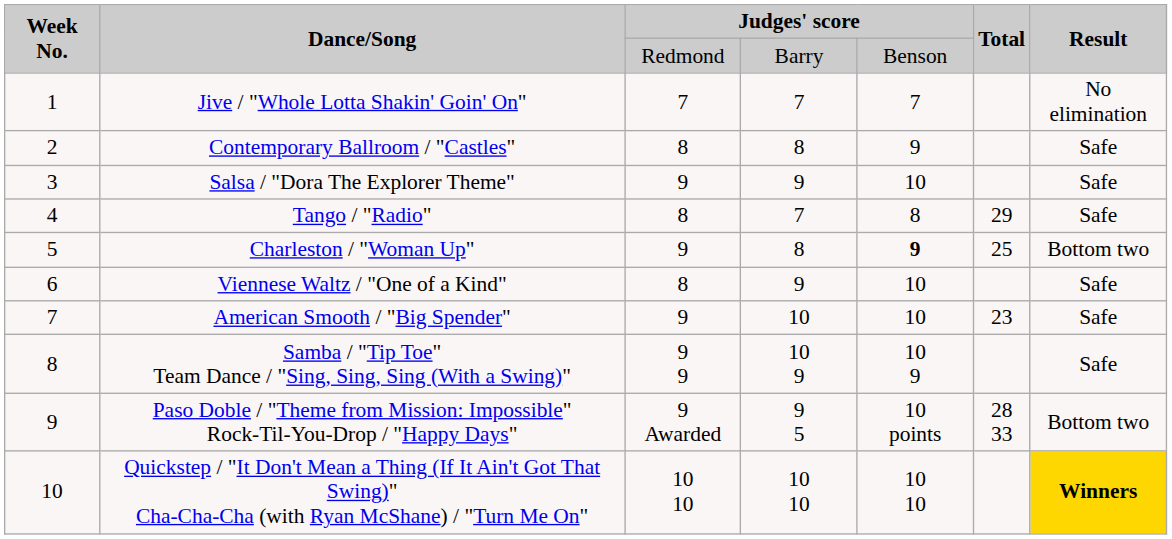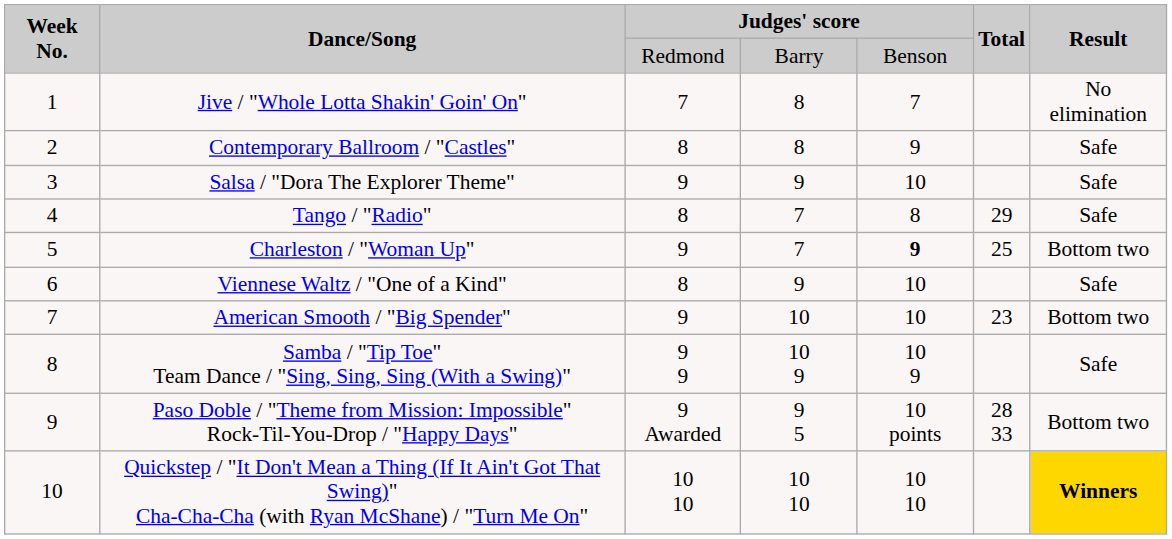(799, 101) 7 -> (799, 101) 8
(799, 249) 8 -> (799, 249) 7
(1098, 317) Safe -> (1098, 317) Bottom two
